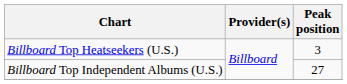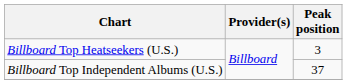(318, 69) 27 -> (318, 69) 37
